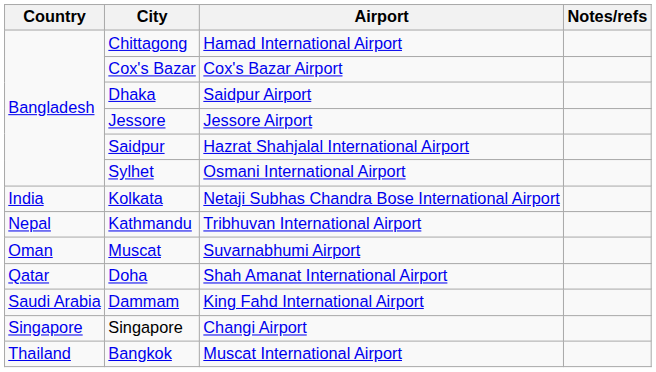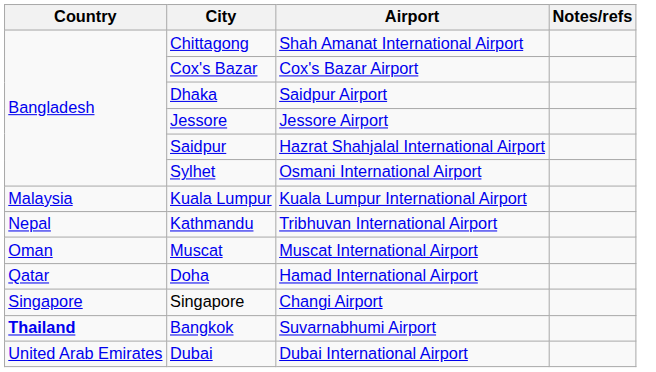(303, 43) Hamad International Airport -> (401, 43) Shah Amanat International Airport
- row: (136, 198)
+ row: (221, 198)
(282, 250) Suvarnabhumi Airport -> (378, 250) Muscat International Airport
(325, 276) Shah Amanat International Airport -> (378, 276) Hamad International Airport
- row: (144, 302)
(40, 353) normal -> (42, 328) bold
(303, 353) Muscat International Airport -> (358, 328) Suvarnabhumi Airport
+ row: (191, 353)
